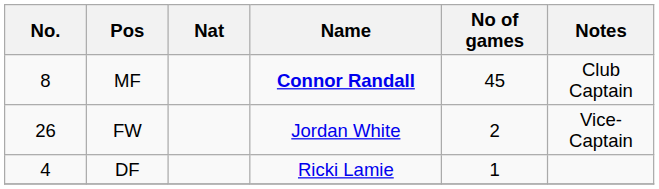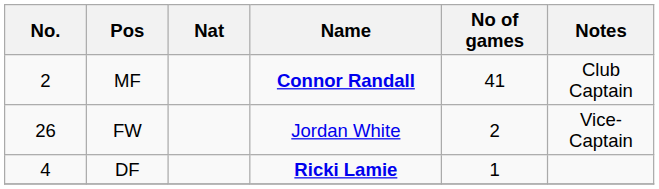(46, 80) 8 -> (46, 80) 2
(495, 80) 45 -> (495, 80) 41
(346, 170) normal -> (346, 170) bold
